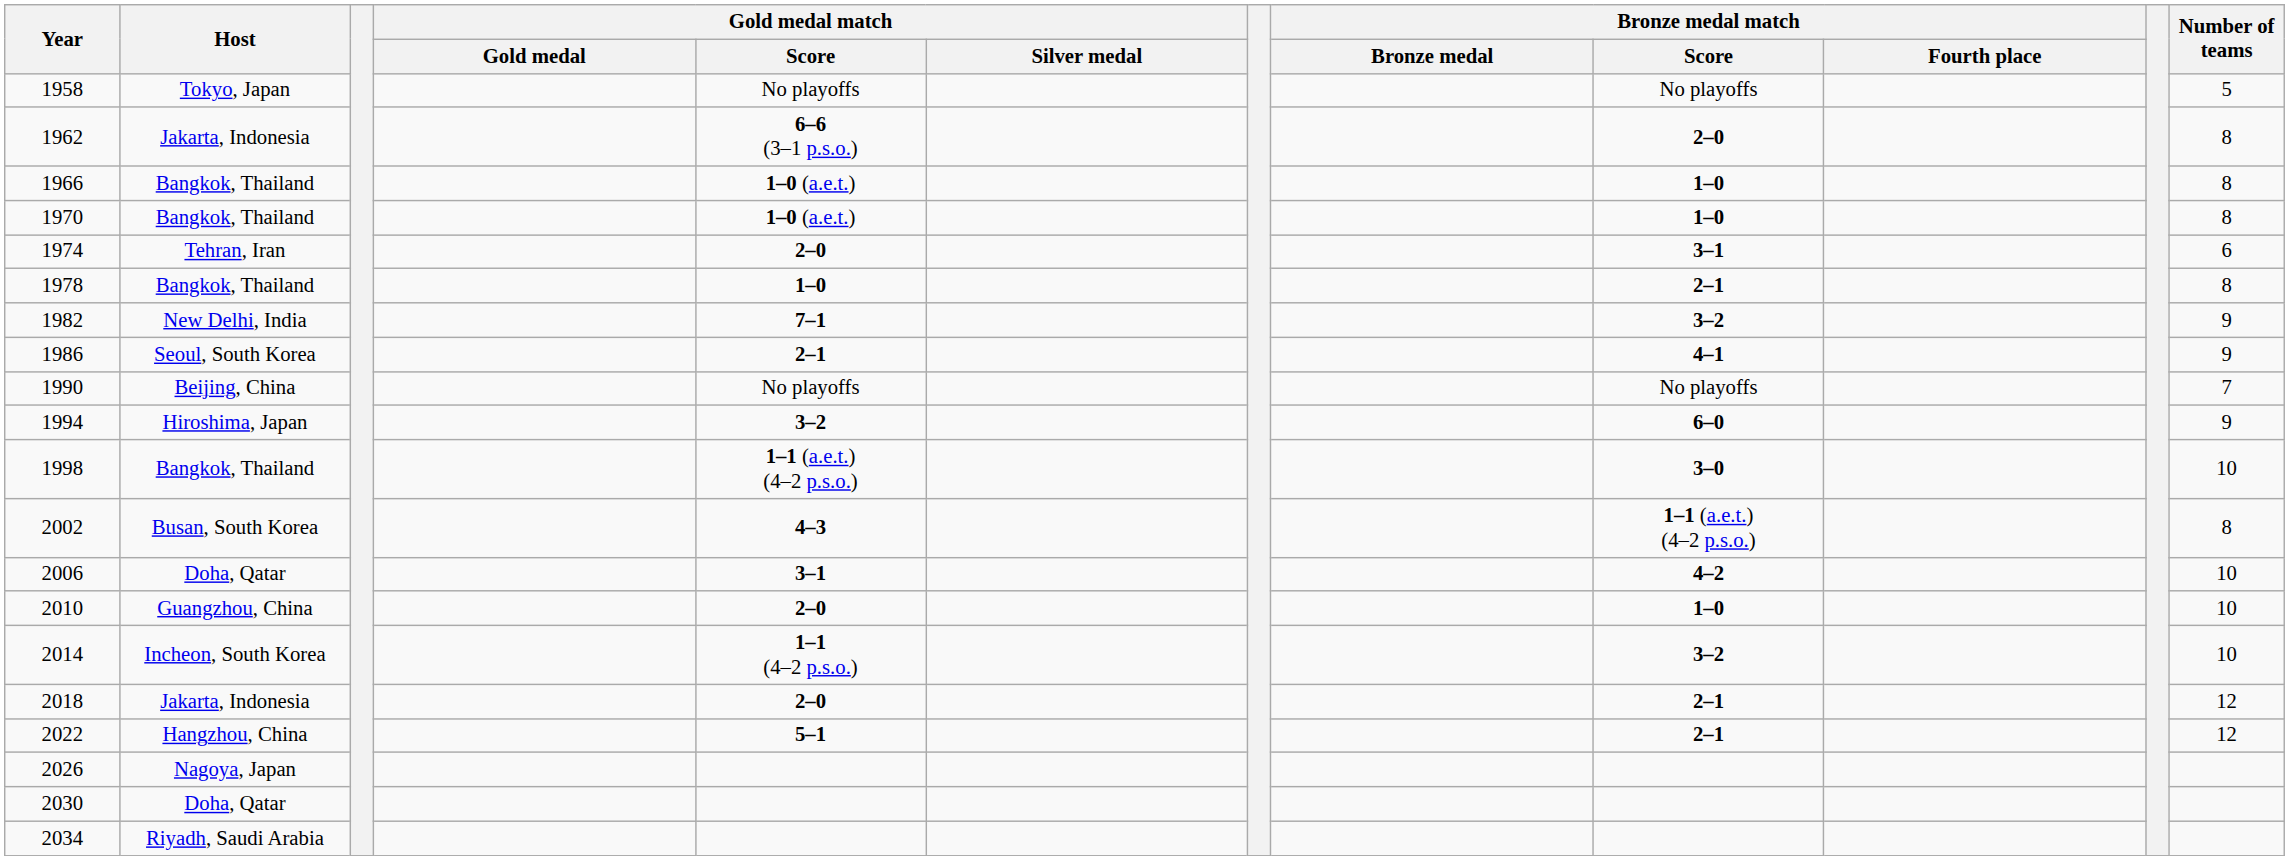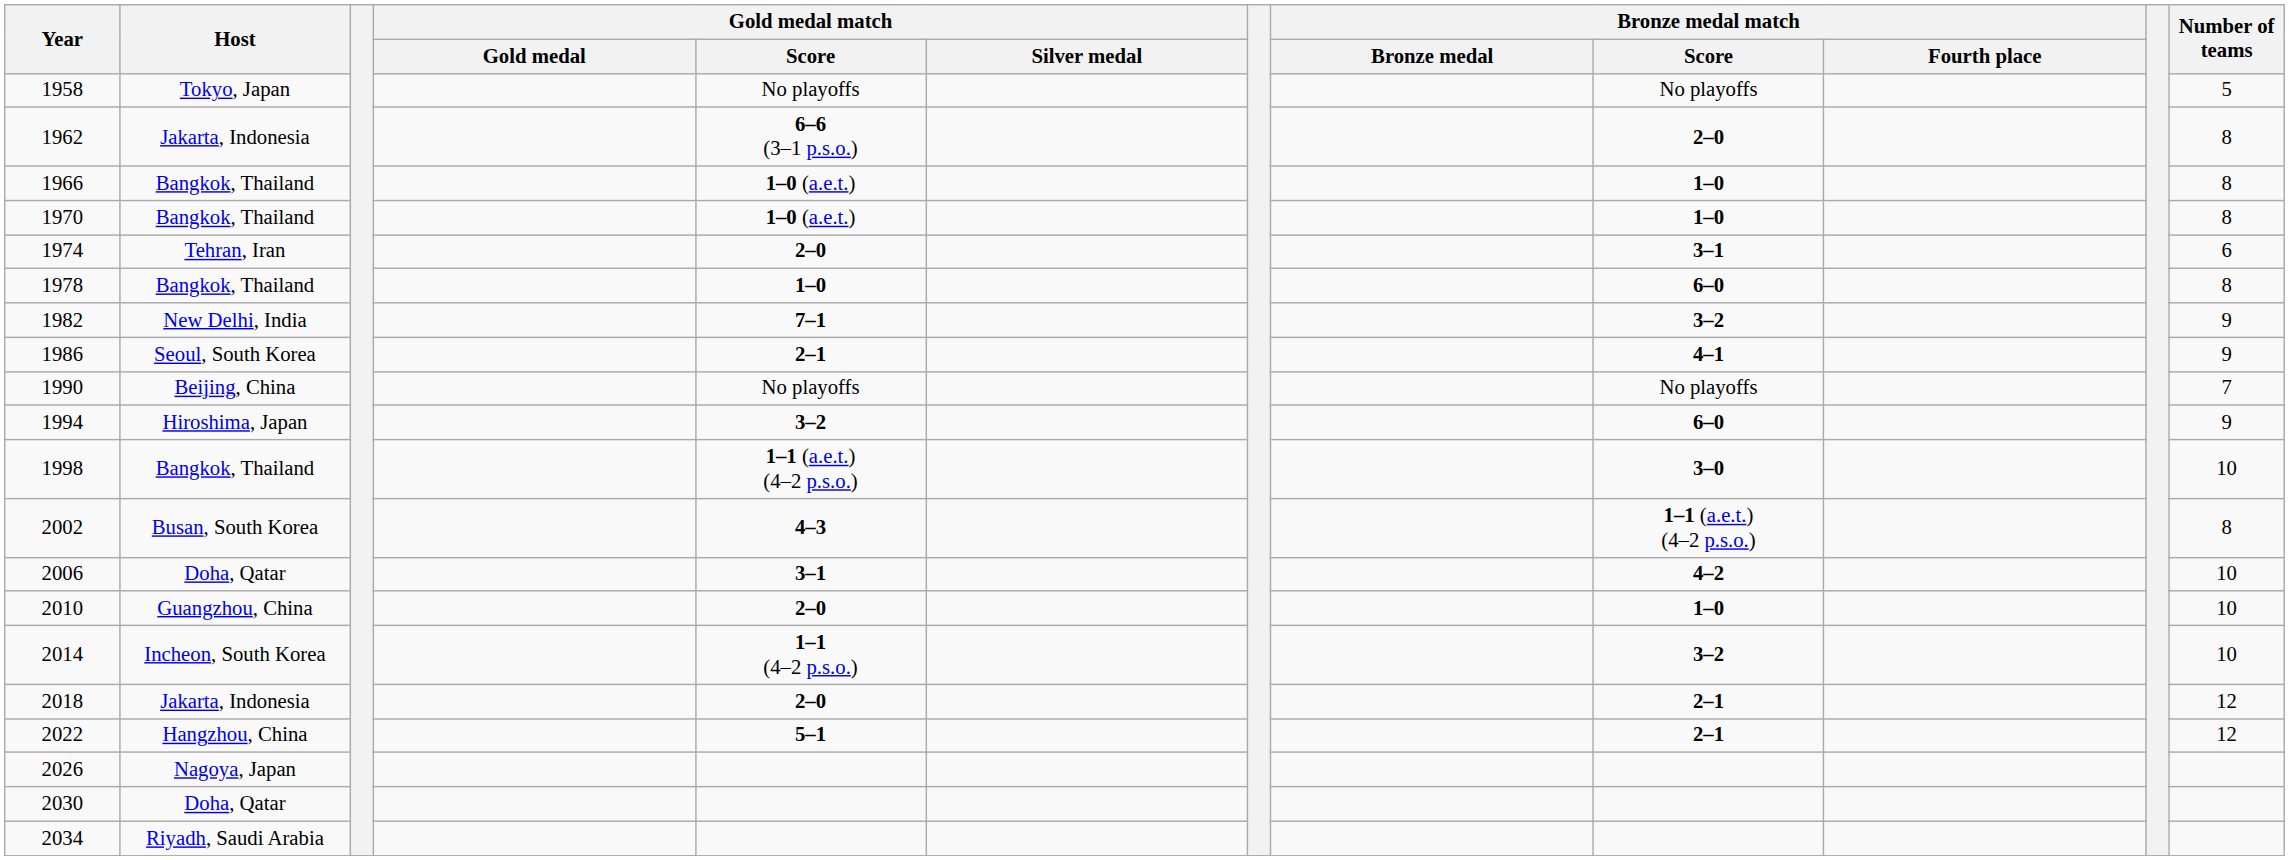(1708, 285) 2–1 -> (1708, 285) 6–0
